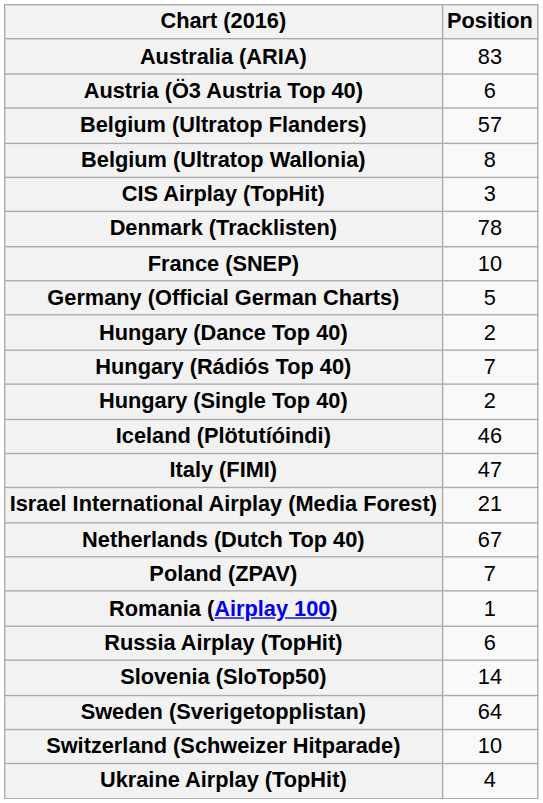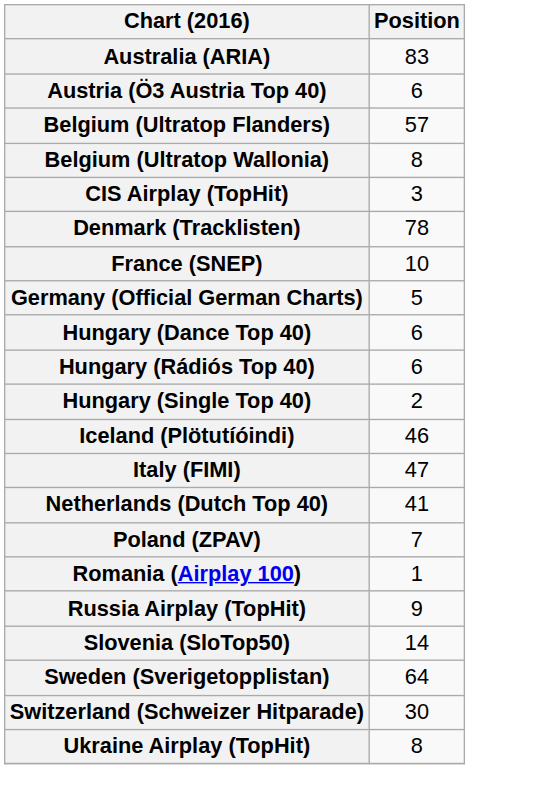(490, 332) 2 -> (417, 332) 6
(490, 366) 7 -> (417, 366) 6
- row: (223, 504)
(490, 539) 67 -> (417, 504) 41
(490, 642) 6 -> (417, 608) 9
(490, 746) 10 -> (417, 711) 30
(490, 780) 4 -> (417, 746) 8
